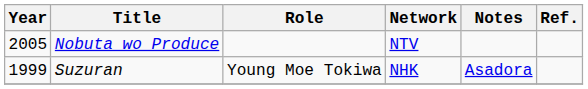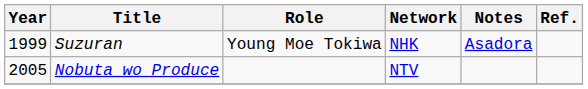rows swapped: (89, 70) <-> (137, 44)
